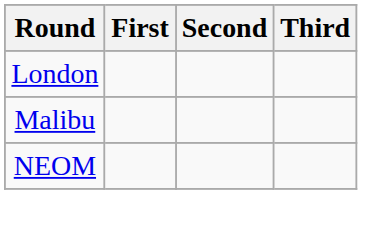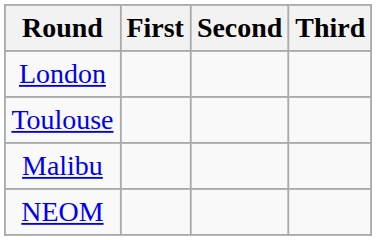+ row: (62, 119)
